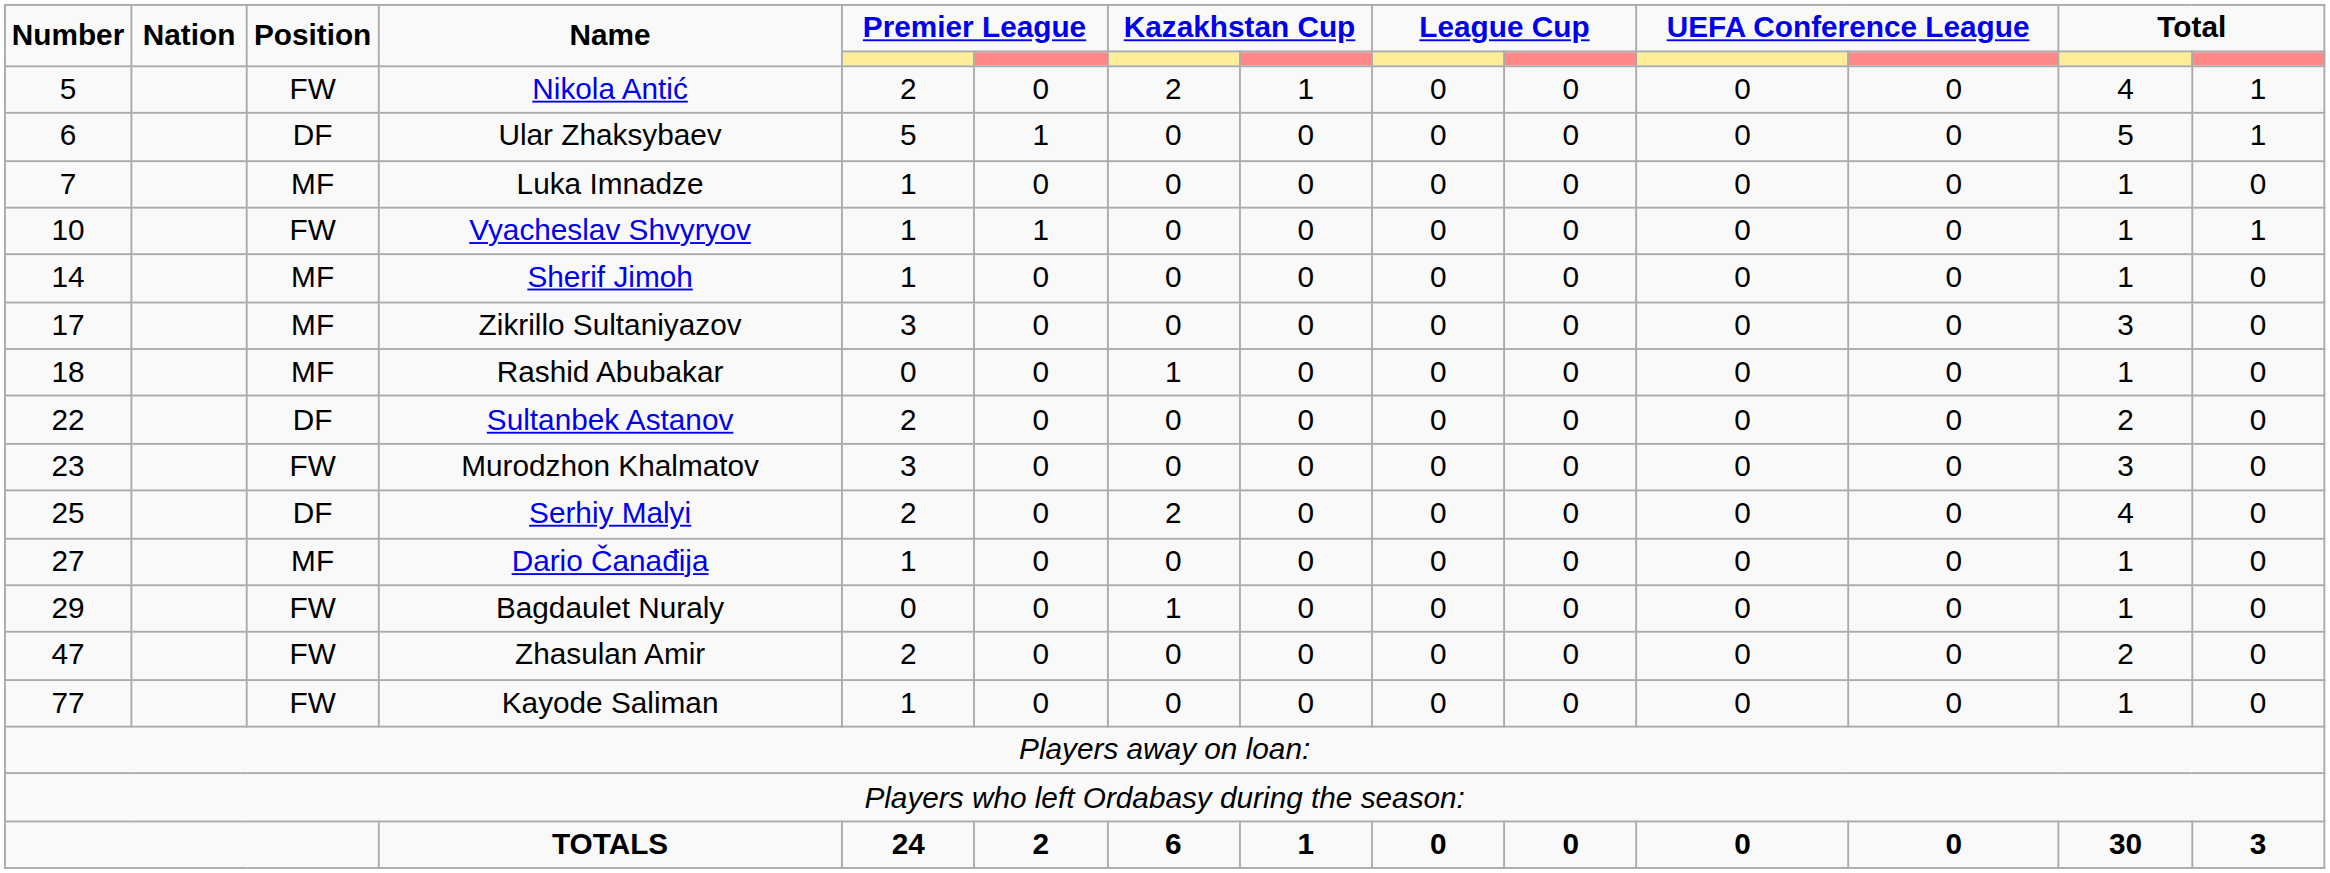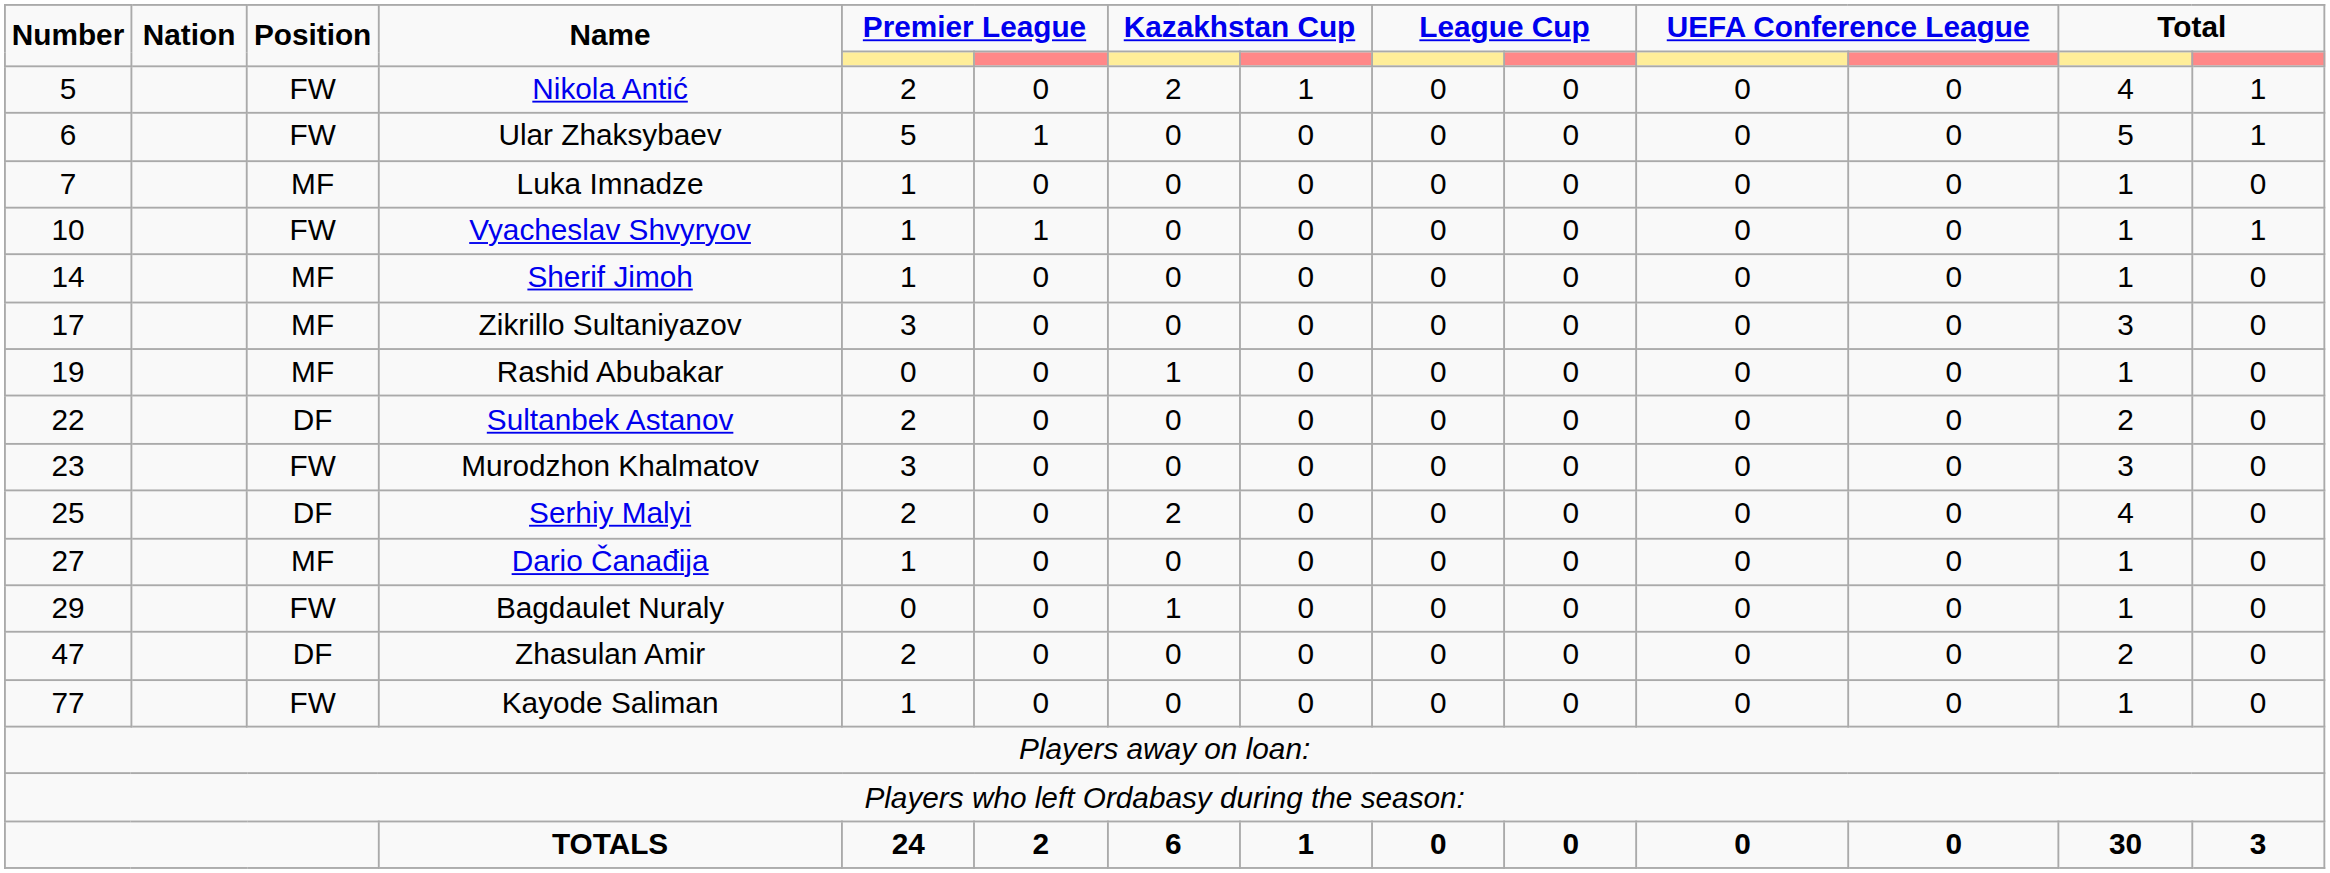(313, 136) DF -> (313, 136) FW
(68, 372) 18 -> (68, 372) 19
(313, 655) FW -> (313, 655) DF
